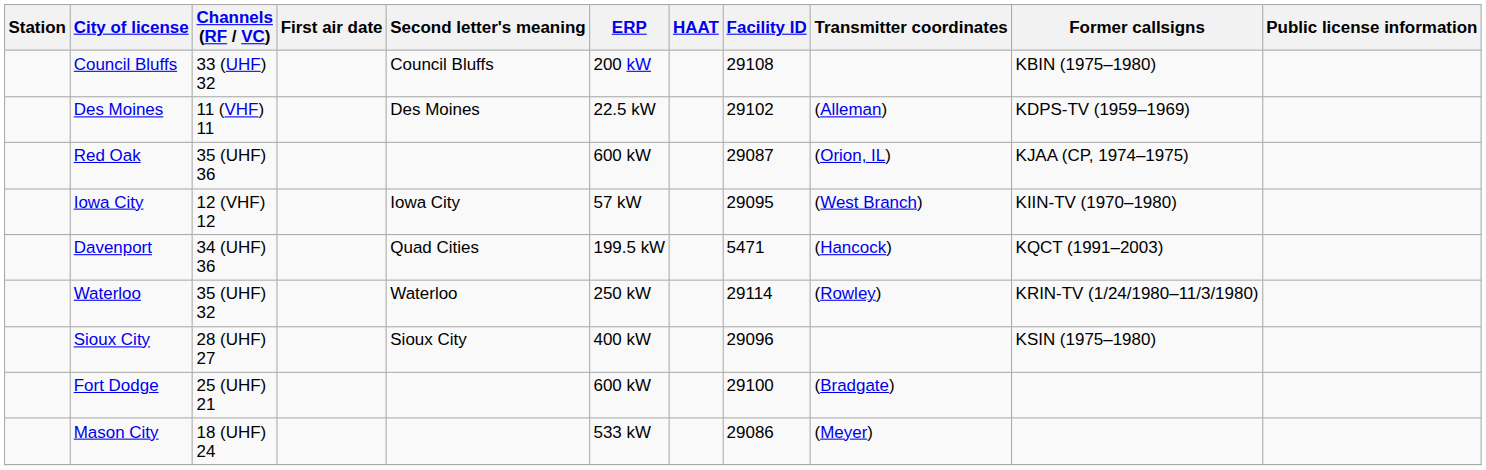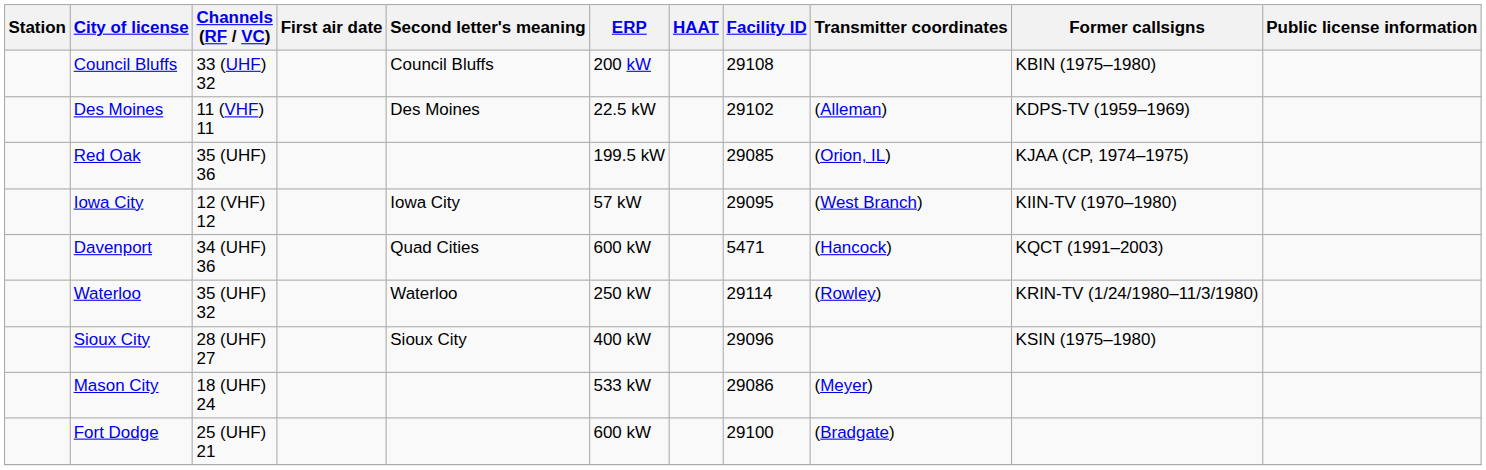(622, 155) 600 kW -> (629, 155) 199.5 kW
(750, 155) 29087 -> (750, 155) 29085
(629, 247) 199.5 kW -> (622, 247) 600 kW
rows swapped: (116, 385) <-> (116, 431)
